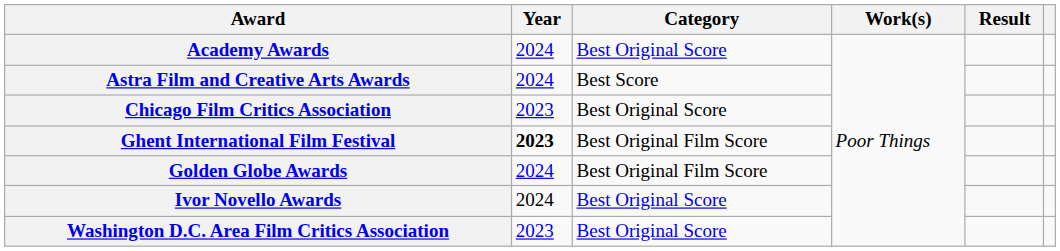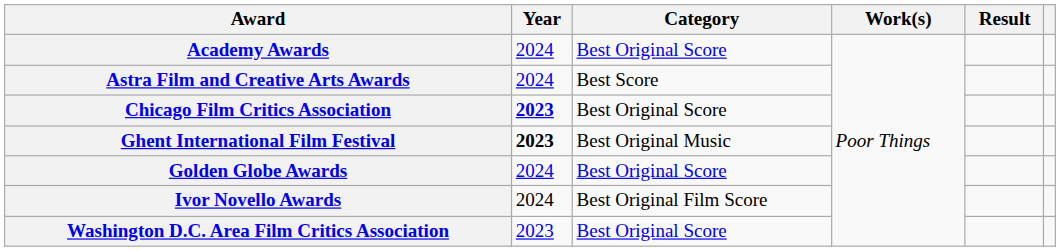(535, 110) normal -> (535, 110) bold
(672, 140) Best Original Film Score -> (654, 140) Best Original Music
(672, 170) Best Original Film Score -> (652, 170) Best Original Score
(652, 200) Best Original Score -> (672, 200) Best Original Film Score
